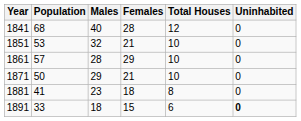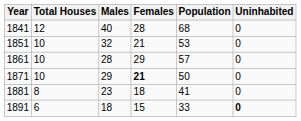columns swapped: (60, 12) <-> (199, 12)
(129, 76) normal -> (139, 76) bold
